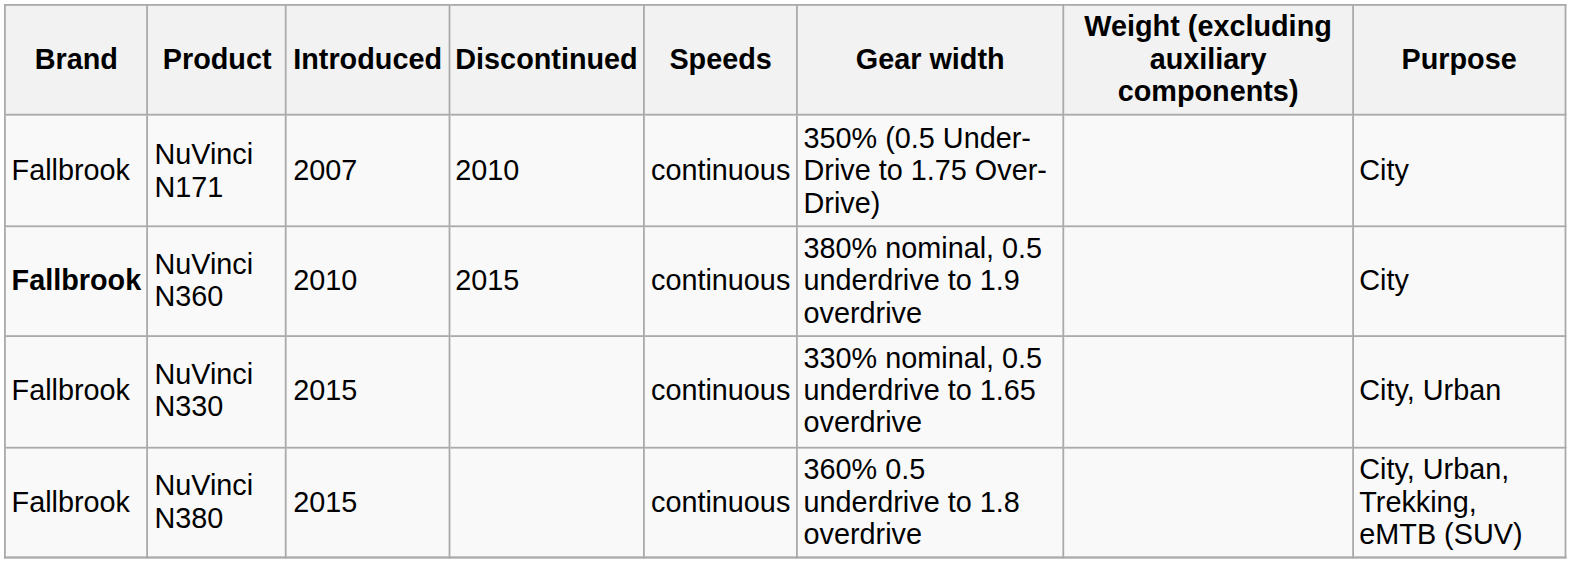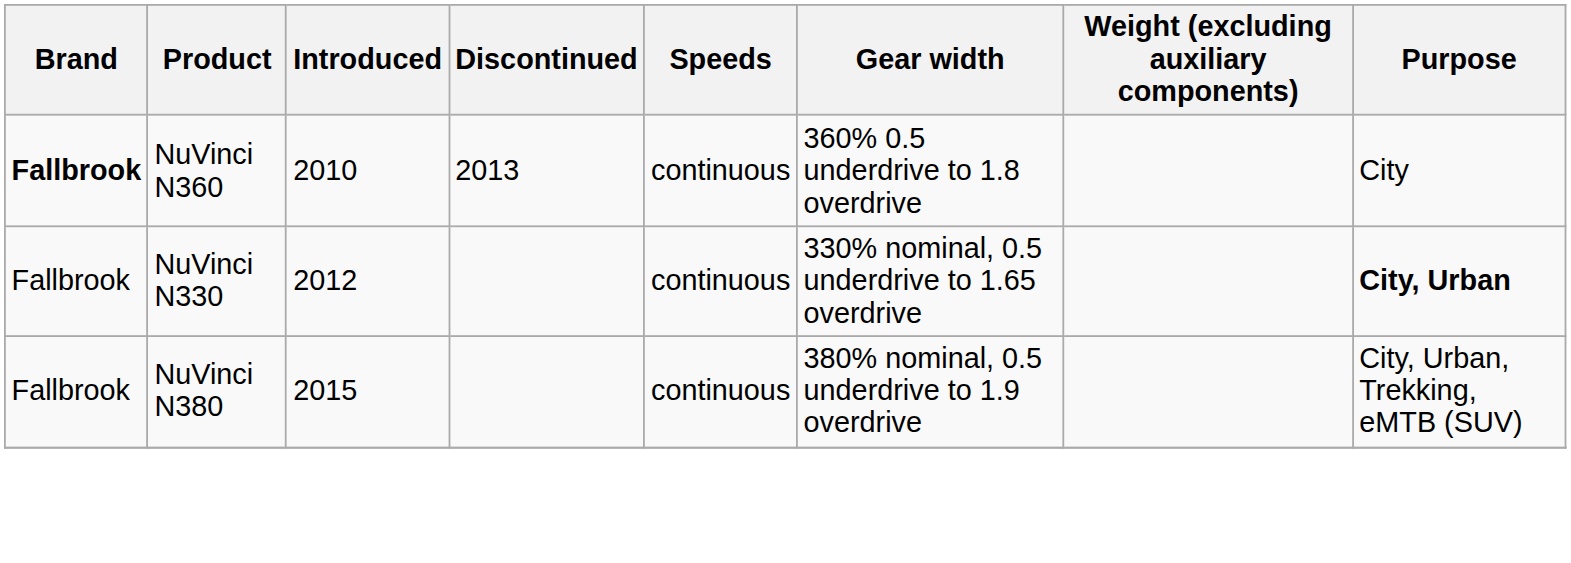- row: (204, 170)
(487, 280) 2015 -> (487, 170) 2013
(923, 280) 380% nominal, 0.5 underdrive to 1.9 overdrive -> (912, 170) 360% 0.5 underdrive to 1.8 overdrive
(325, 391) 2015 -> (325, 280) 2012
(1430, 391) normal -> (1435, 280) bold
(912, 501) 360% 0.5 underdrive to 1.8 overdrive -> (923, 391) 380% nominal, 0.5 underdrive to 1.9 overdrive
